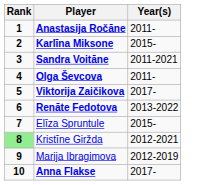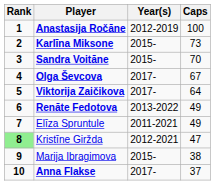+ column: (195, 12)
(143, 28) 2011- -> (154, 28) 2012-2019
(154, 60) 2011-2021 -> (143, 60) 2015-
(143, 76) 2011- -> (143, 76) 2017-
(143, 124) 2015- -> (154, 124) 2011-2021
(154, 156) 2012-2019 -> (143, 156) 2015-
